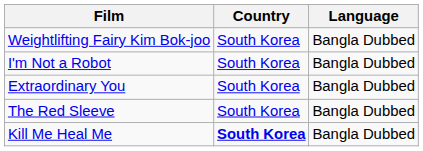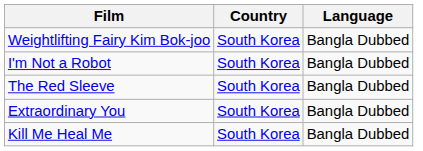rows swapped: (61, 110) <-> (67, 87)
(261, 134) bold -> (258, 134) normal
